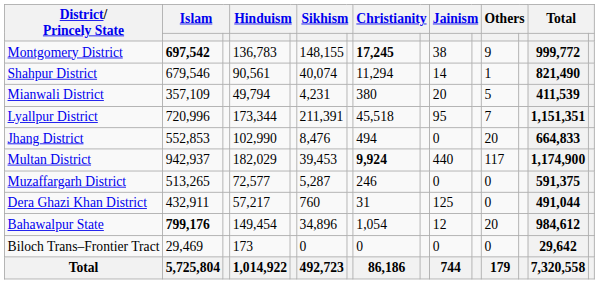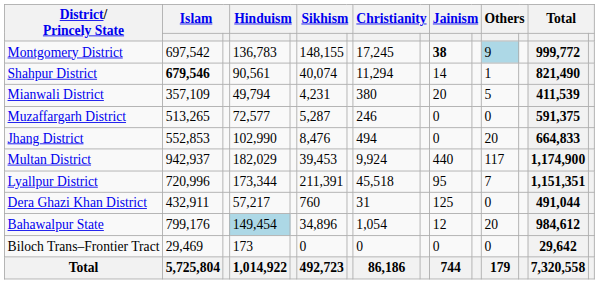(188, 52) bold -> (188, 52) normal
(375, 52) bold -> (375, 52) normal
(440, 52) normal -> (440, 52) bold
(488, 52) no background -> (488, 52) lightblue background
(188, 73) normal -> (188, 73) bold
rows swapped: (53, 116) <-> (67, 181)
(372, 159) bold -> (372, 159) normal
(188, 224) bold -> (188, 224) normal
(255, 224) no background -> (255, 224) lightblue background
